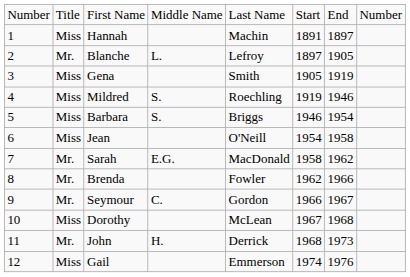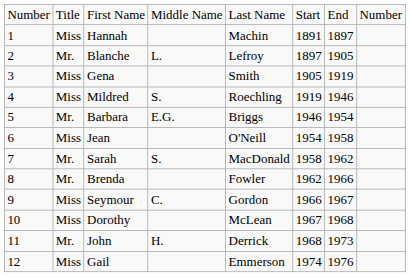(68, 117) Miss -> (65, 117) Mr.
(156, 117) S. -> (163, 117) E.G.
(163, 158) E.G. -> (156, 158) S.
(65, 199) Mr. -> (68, 199) Miss
